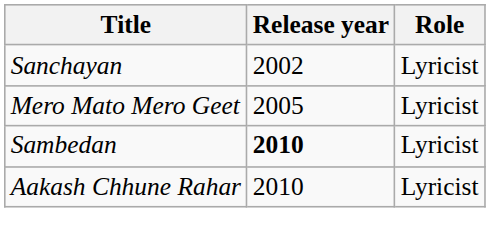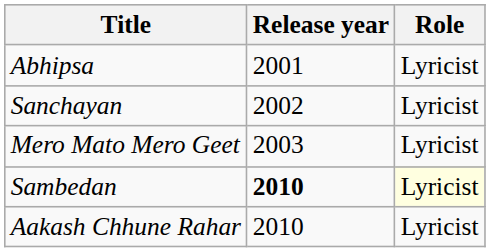+ row: (52, 65)
(278, 105) 2005 -> (278, 145) 2003
(440, 145) no background -> (440, 186) lightyellow background
